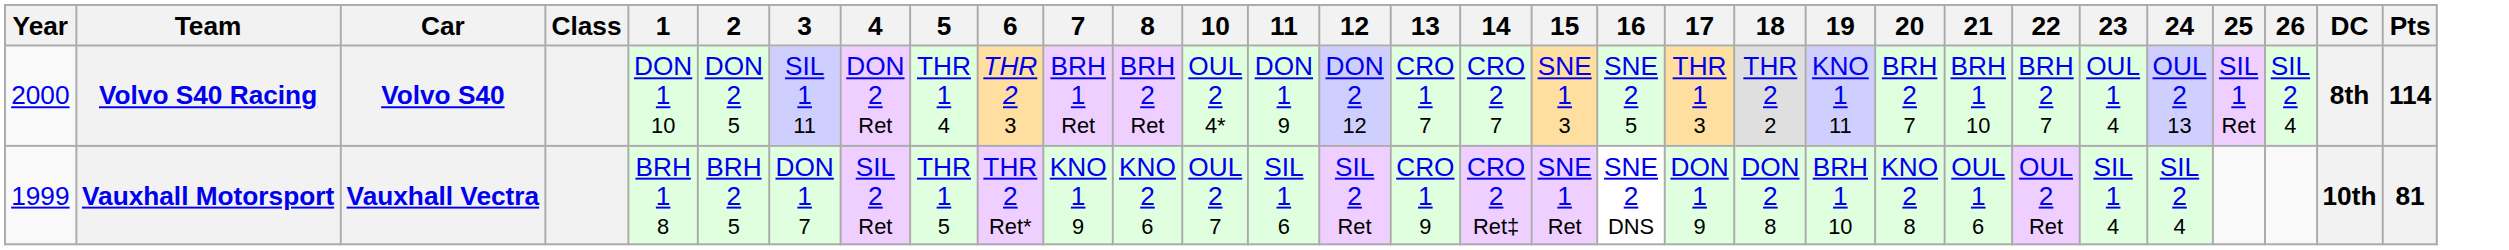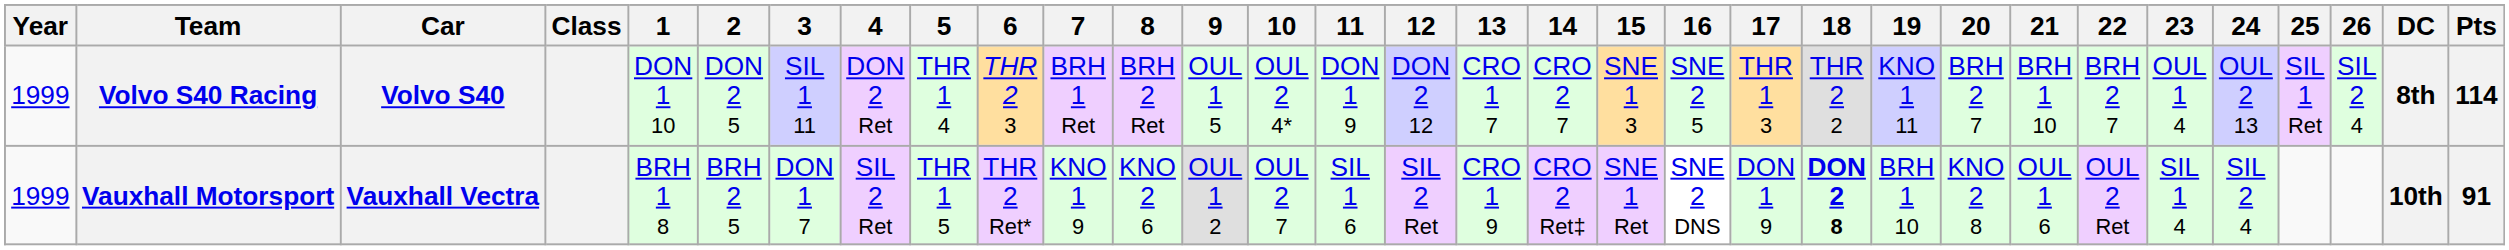+ column: (1215, 25)
(40, 96) 2000 -> (40, 96) 1999
(1770, 194) normal -> (1837, 195) bold
(2410, 195) 81 -> (2476, 195) 91
